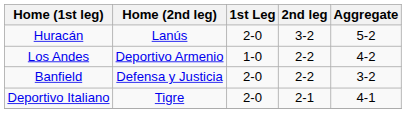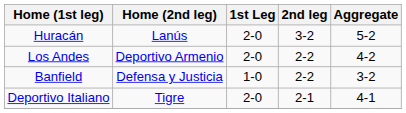(253, 56) 1-0 -> (253, 56) 2-0
(253, 77) 2-0 -> (253, 77) 1-0
